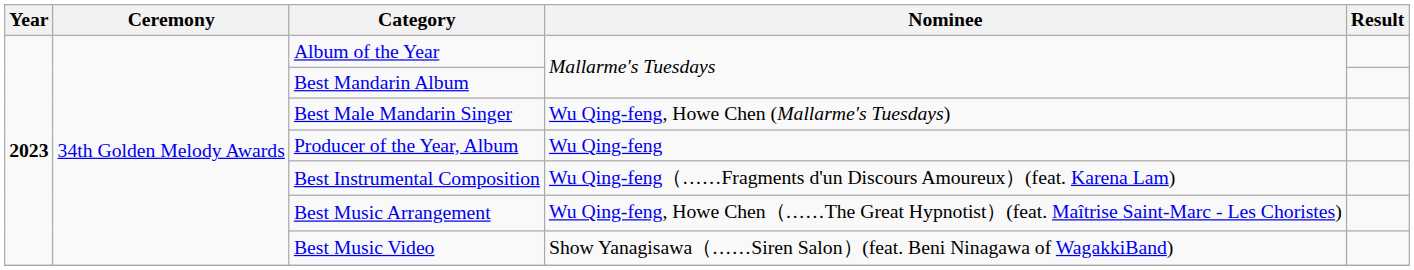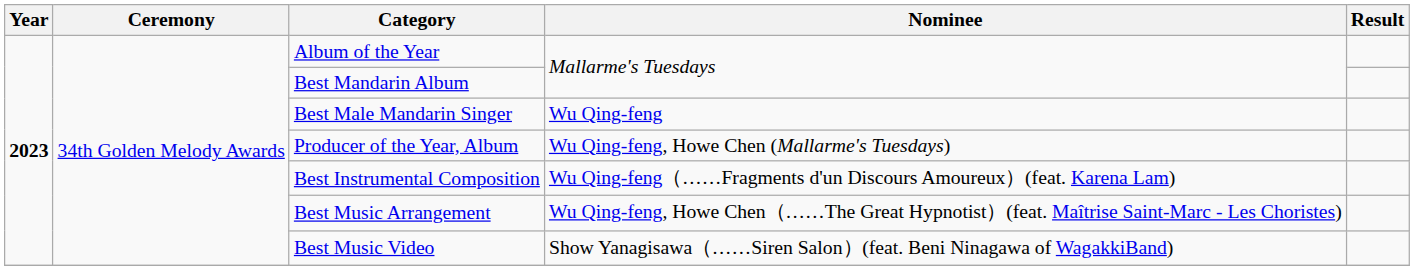(750, 113) Wu Qing-feng, Howe Chen (Mallarme's Tuesdays) -> (606, 113) Wu Qing-feng
(606, 144) Wu Qing-feng -> (750, 144) Wu Qing-feng, Howe Chen (Mallarme's Tuesdays)
